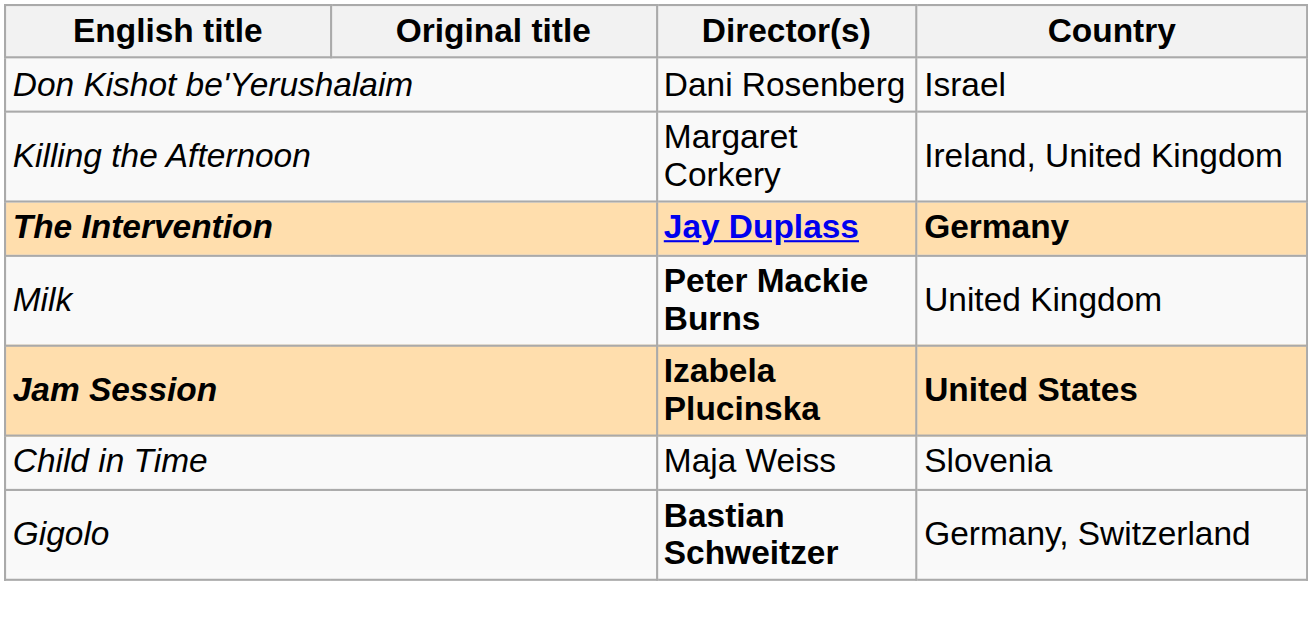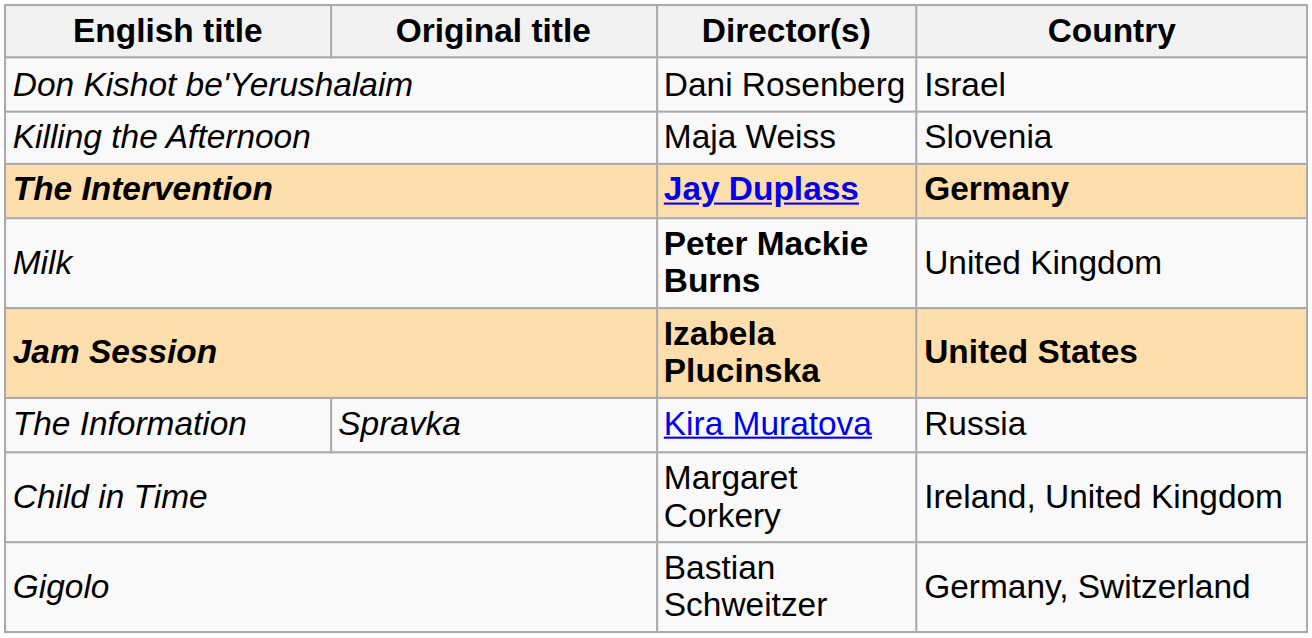(731, 155) Margaret Corkery -> (750, 137) Maja Weiss
(1104, 155) Ireland, United Kingdom -> (988, 137) Slovenia
+ row: (130, 424)
(750, 462) Maja Weiss -> (731, 496) Margaret Corkery
(988, 462) Slovenia -> (1104, 496) Ireland, United Kingdom
(751, 533) bold -> (746, 586) normal
